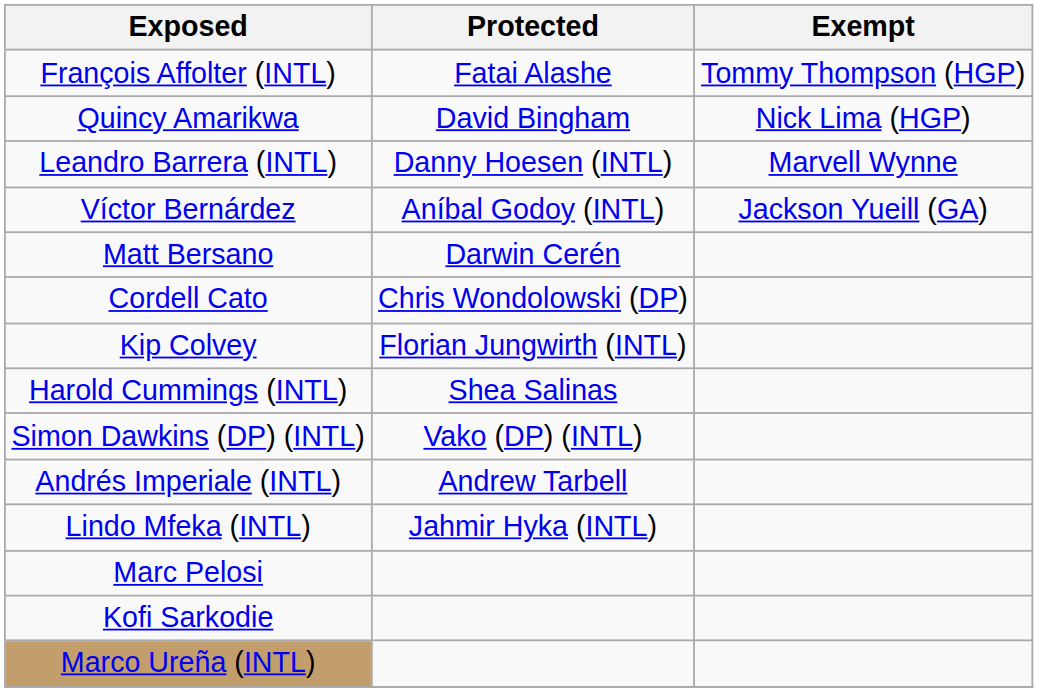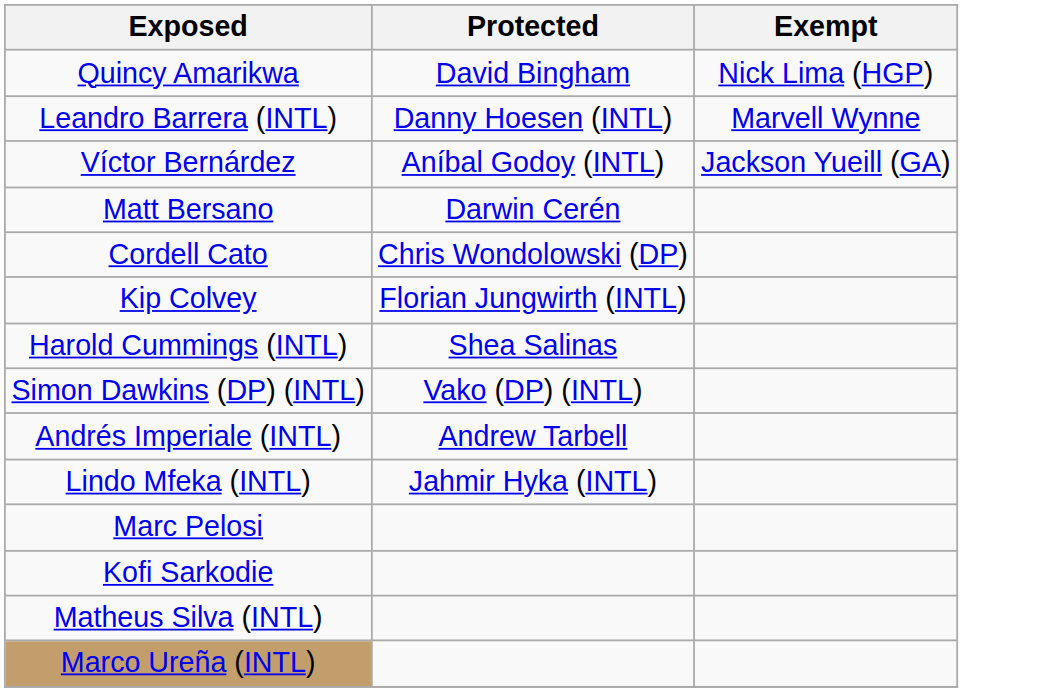- row: (188, 72)
+ row: (188, 617)
